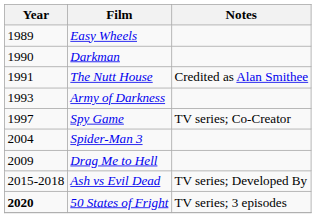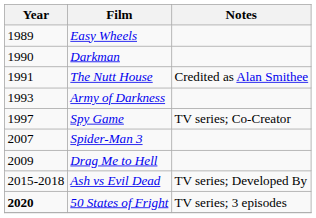(21, 139) 2004 -> (21, 139) 2007
